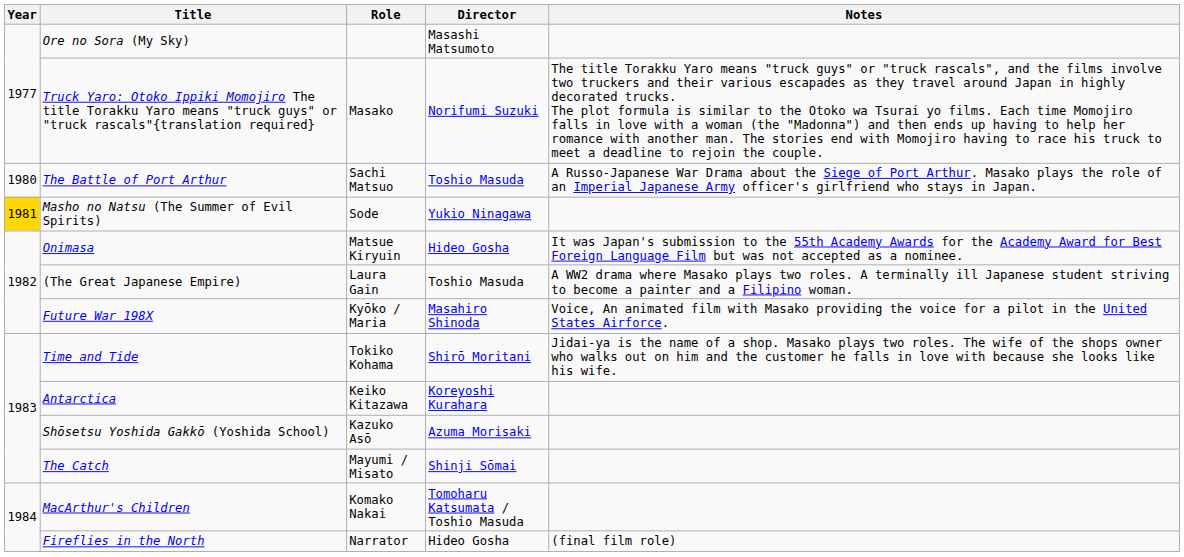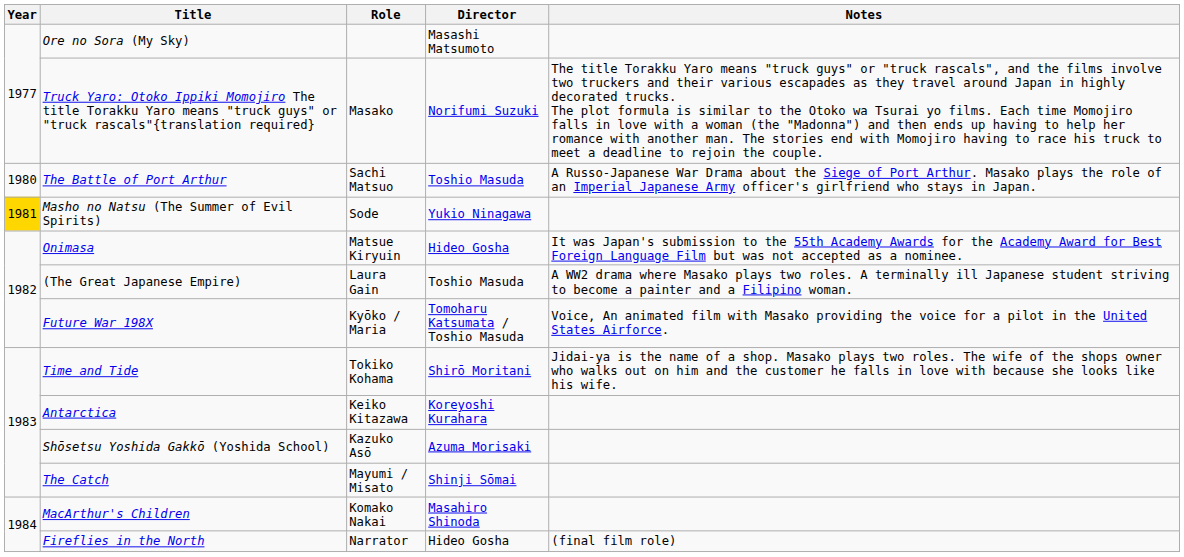(458, 316) Masahiro Shinoda -> (476, 323) Tomoharu Katsumata / Toshio Masuda
(476, 507) Tomoharu Katsumata / Toshio Masuda -> (458, 514) Masahiro Shinoda
